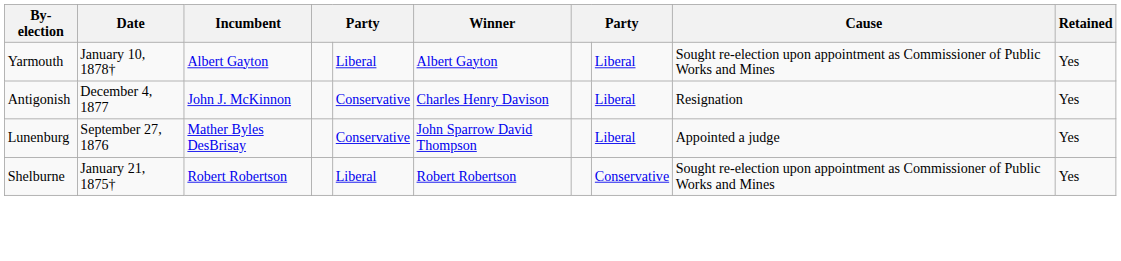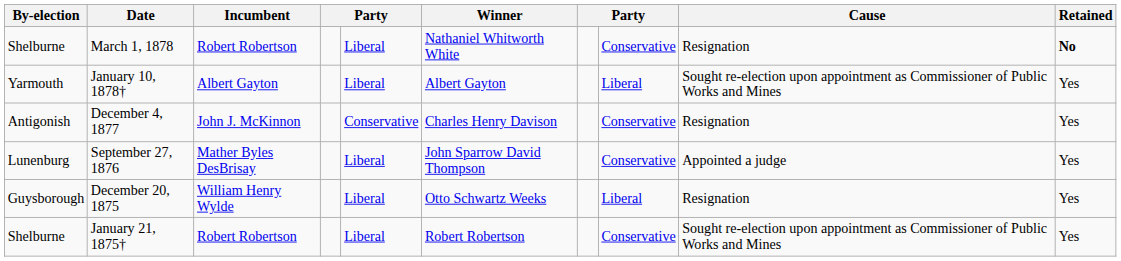+ row: (132, 45)
(615, 99) Liberal -> (639, 122) Conservative
(373, 138) Conservative -> (364, 160) Liberal
(615, 138) Liberal -> (639, 160) Conservative
+ row: (130, 198)
